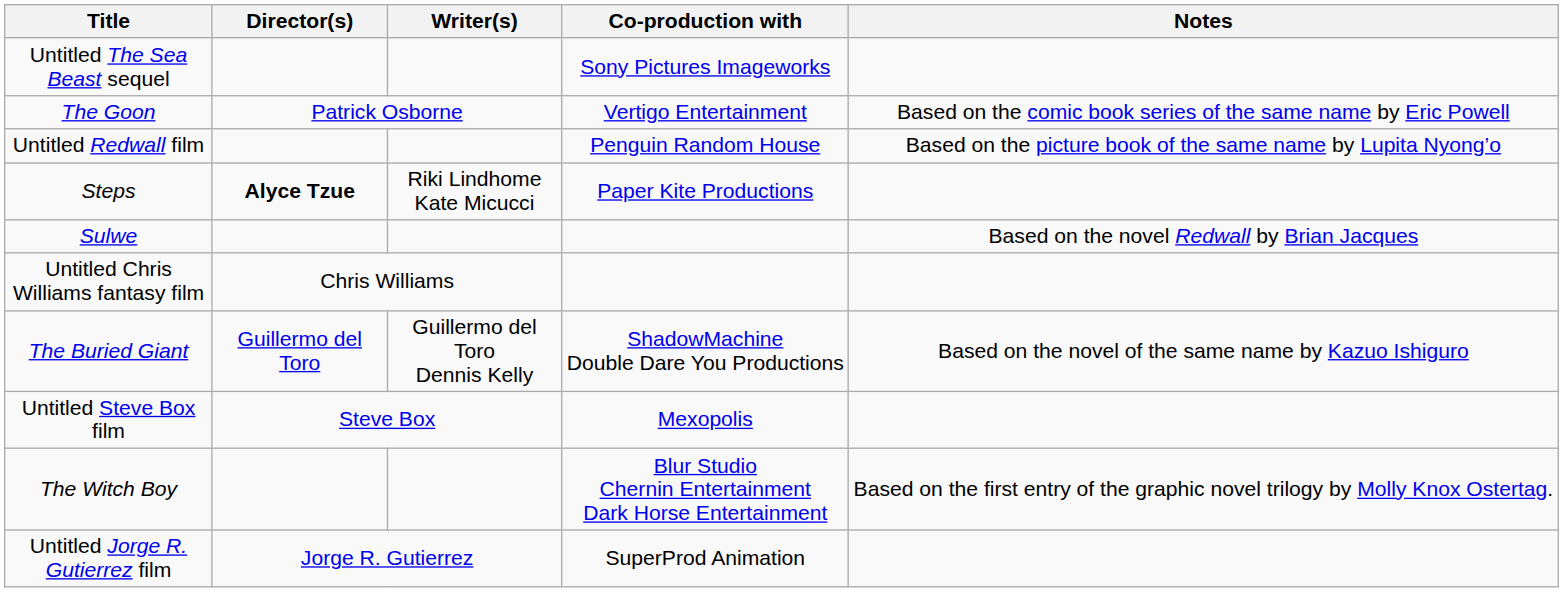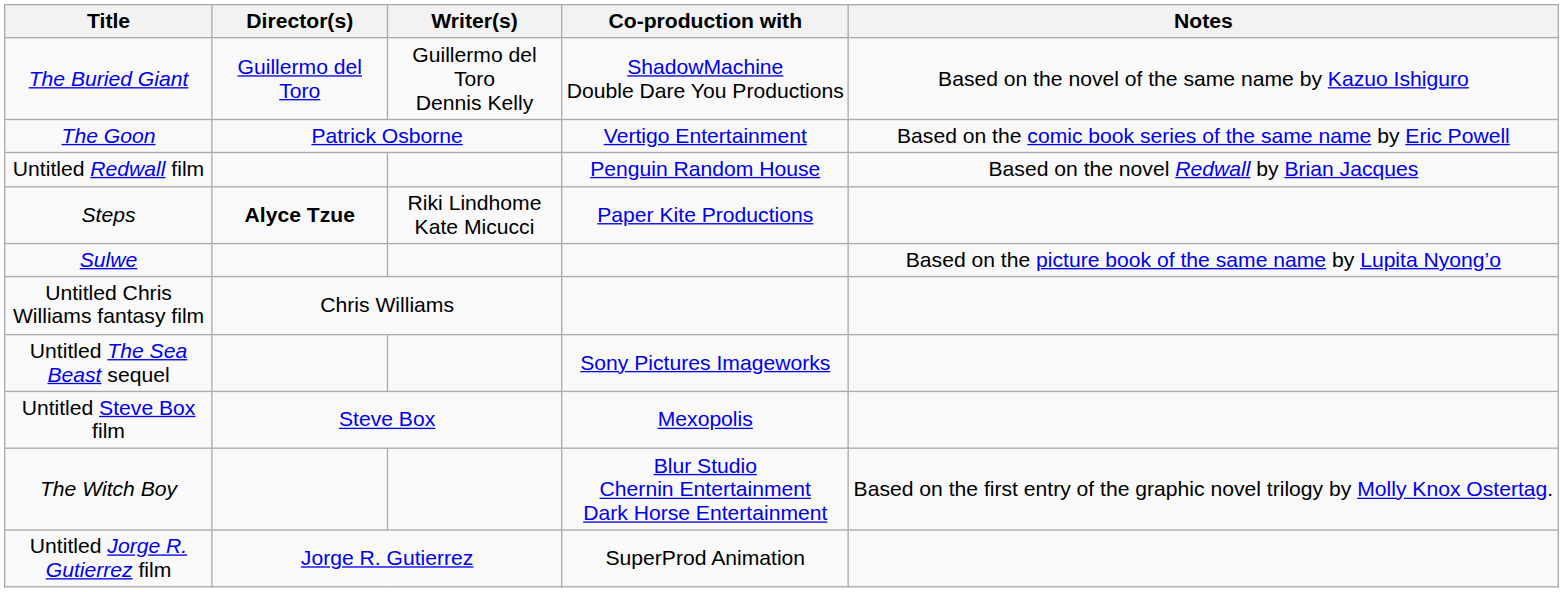rows swapped: (109, 350) <-> (109, 66)
(1203, 145) Based on the picture book of the same name by Lupita Nyong’o -> (1203, 169) Based on the novel Redwall by Brian Jacques
(1203, 236) Based on the novel Redwall by Brian Jacques -> (1203, 260) Based on the picture book of the same name by Lupita Nyong’o
